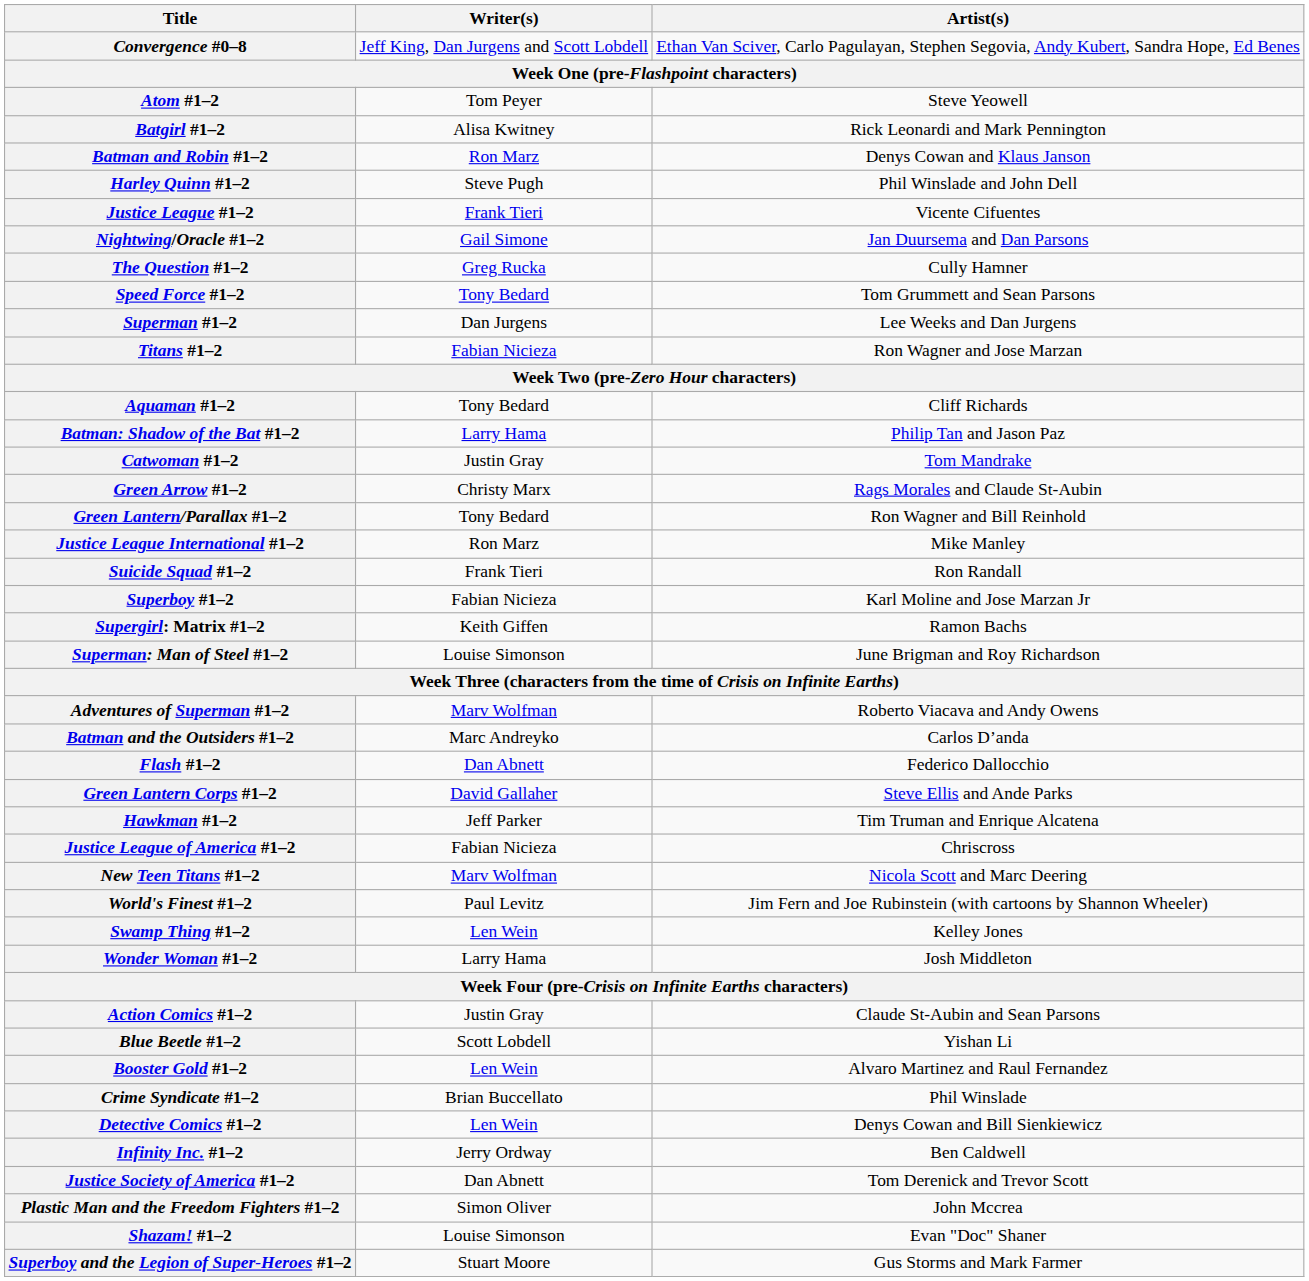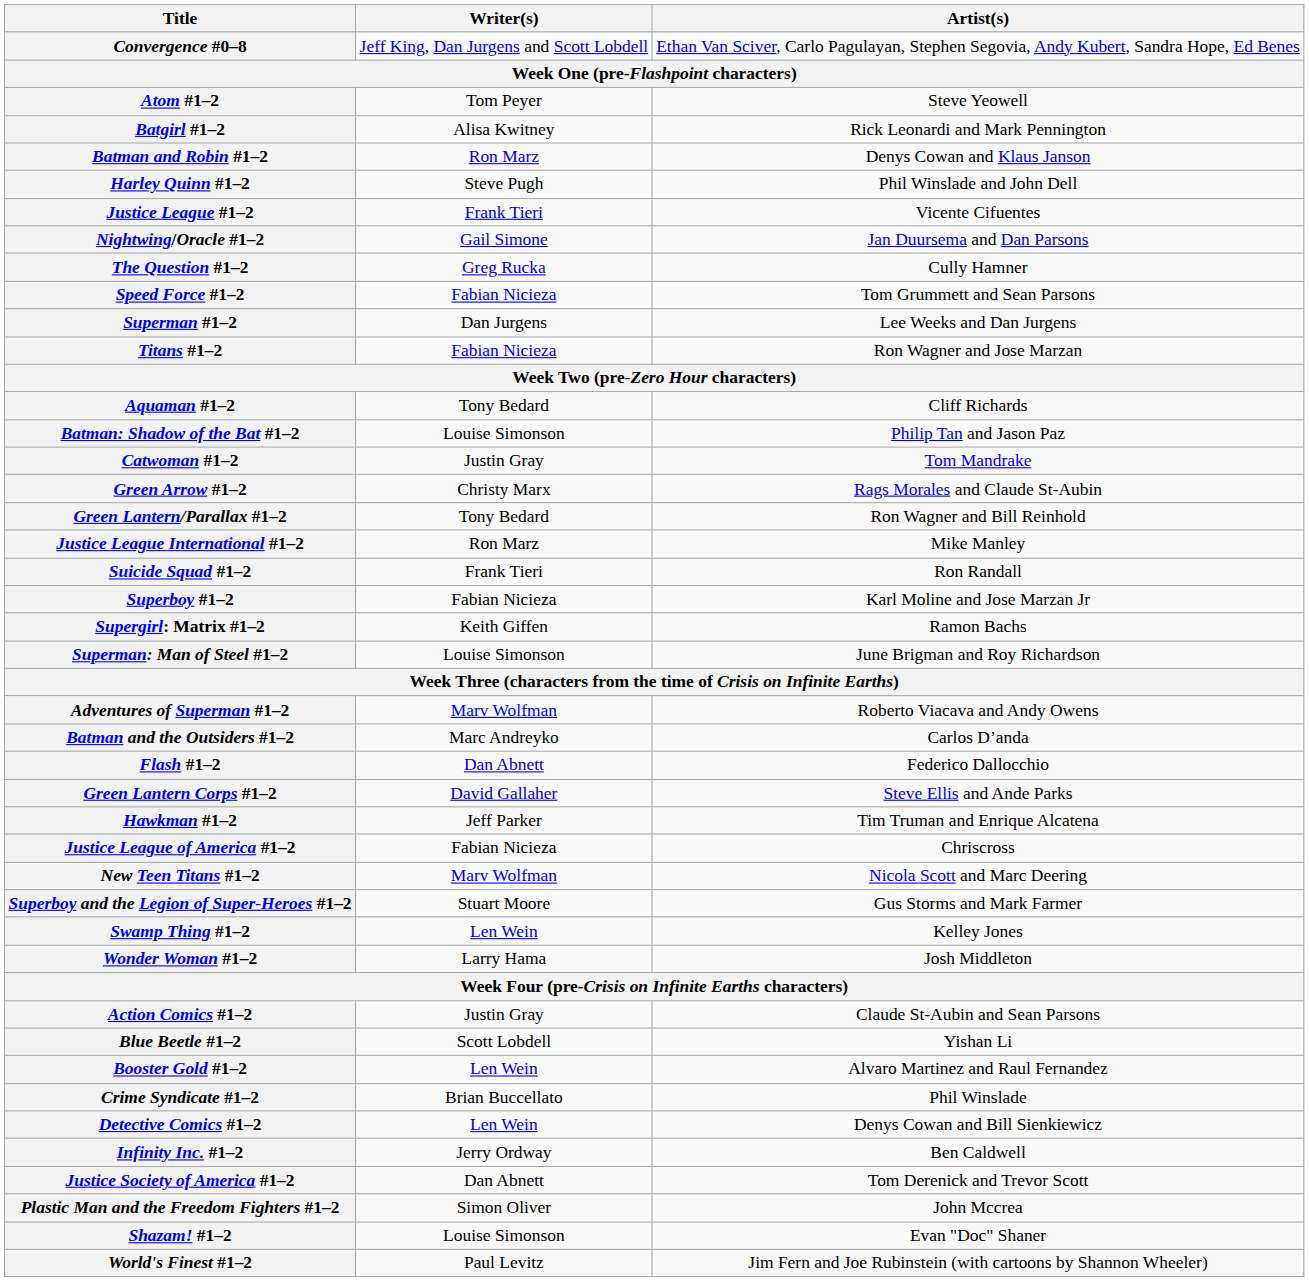(504, 294) Tony Bedard -> (504, 294) Fabian Nicieza
(504, 433) Larry Hama -> (504, 433) Louise Simonson
rows swapped: (180, 1262) <-> (180, 903)
